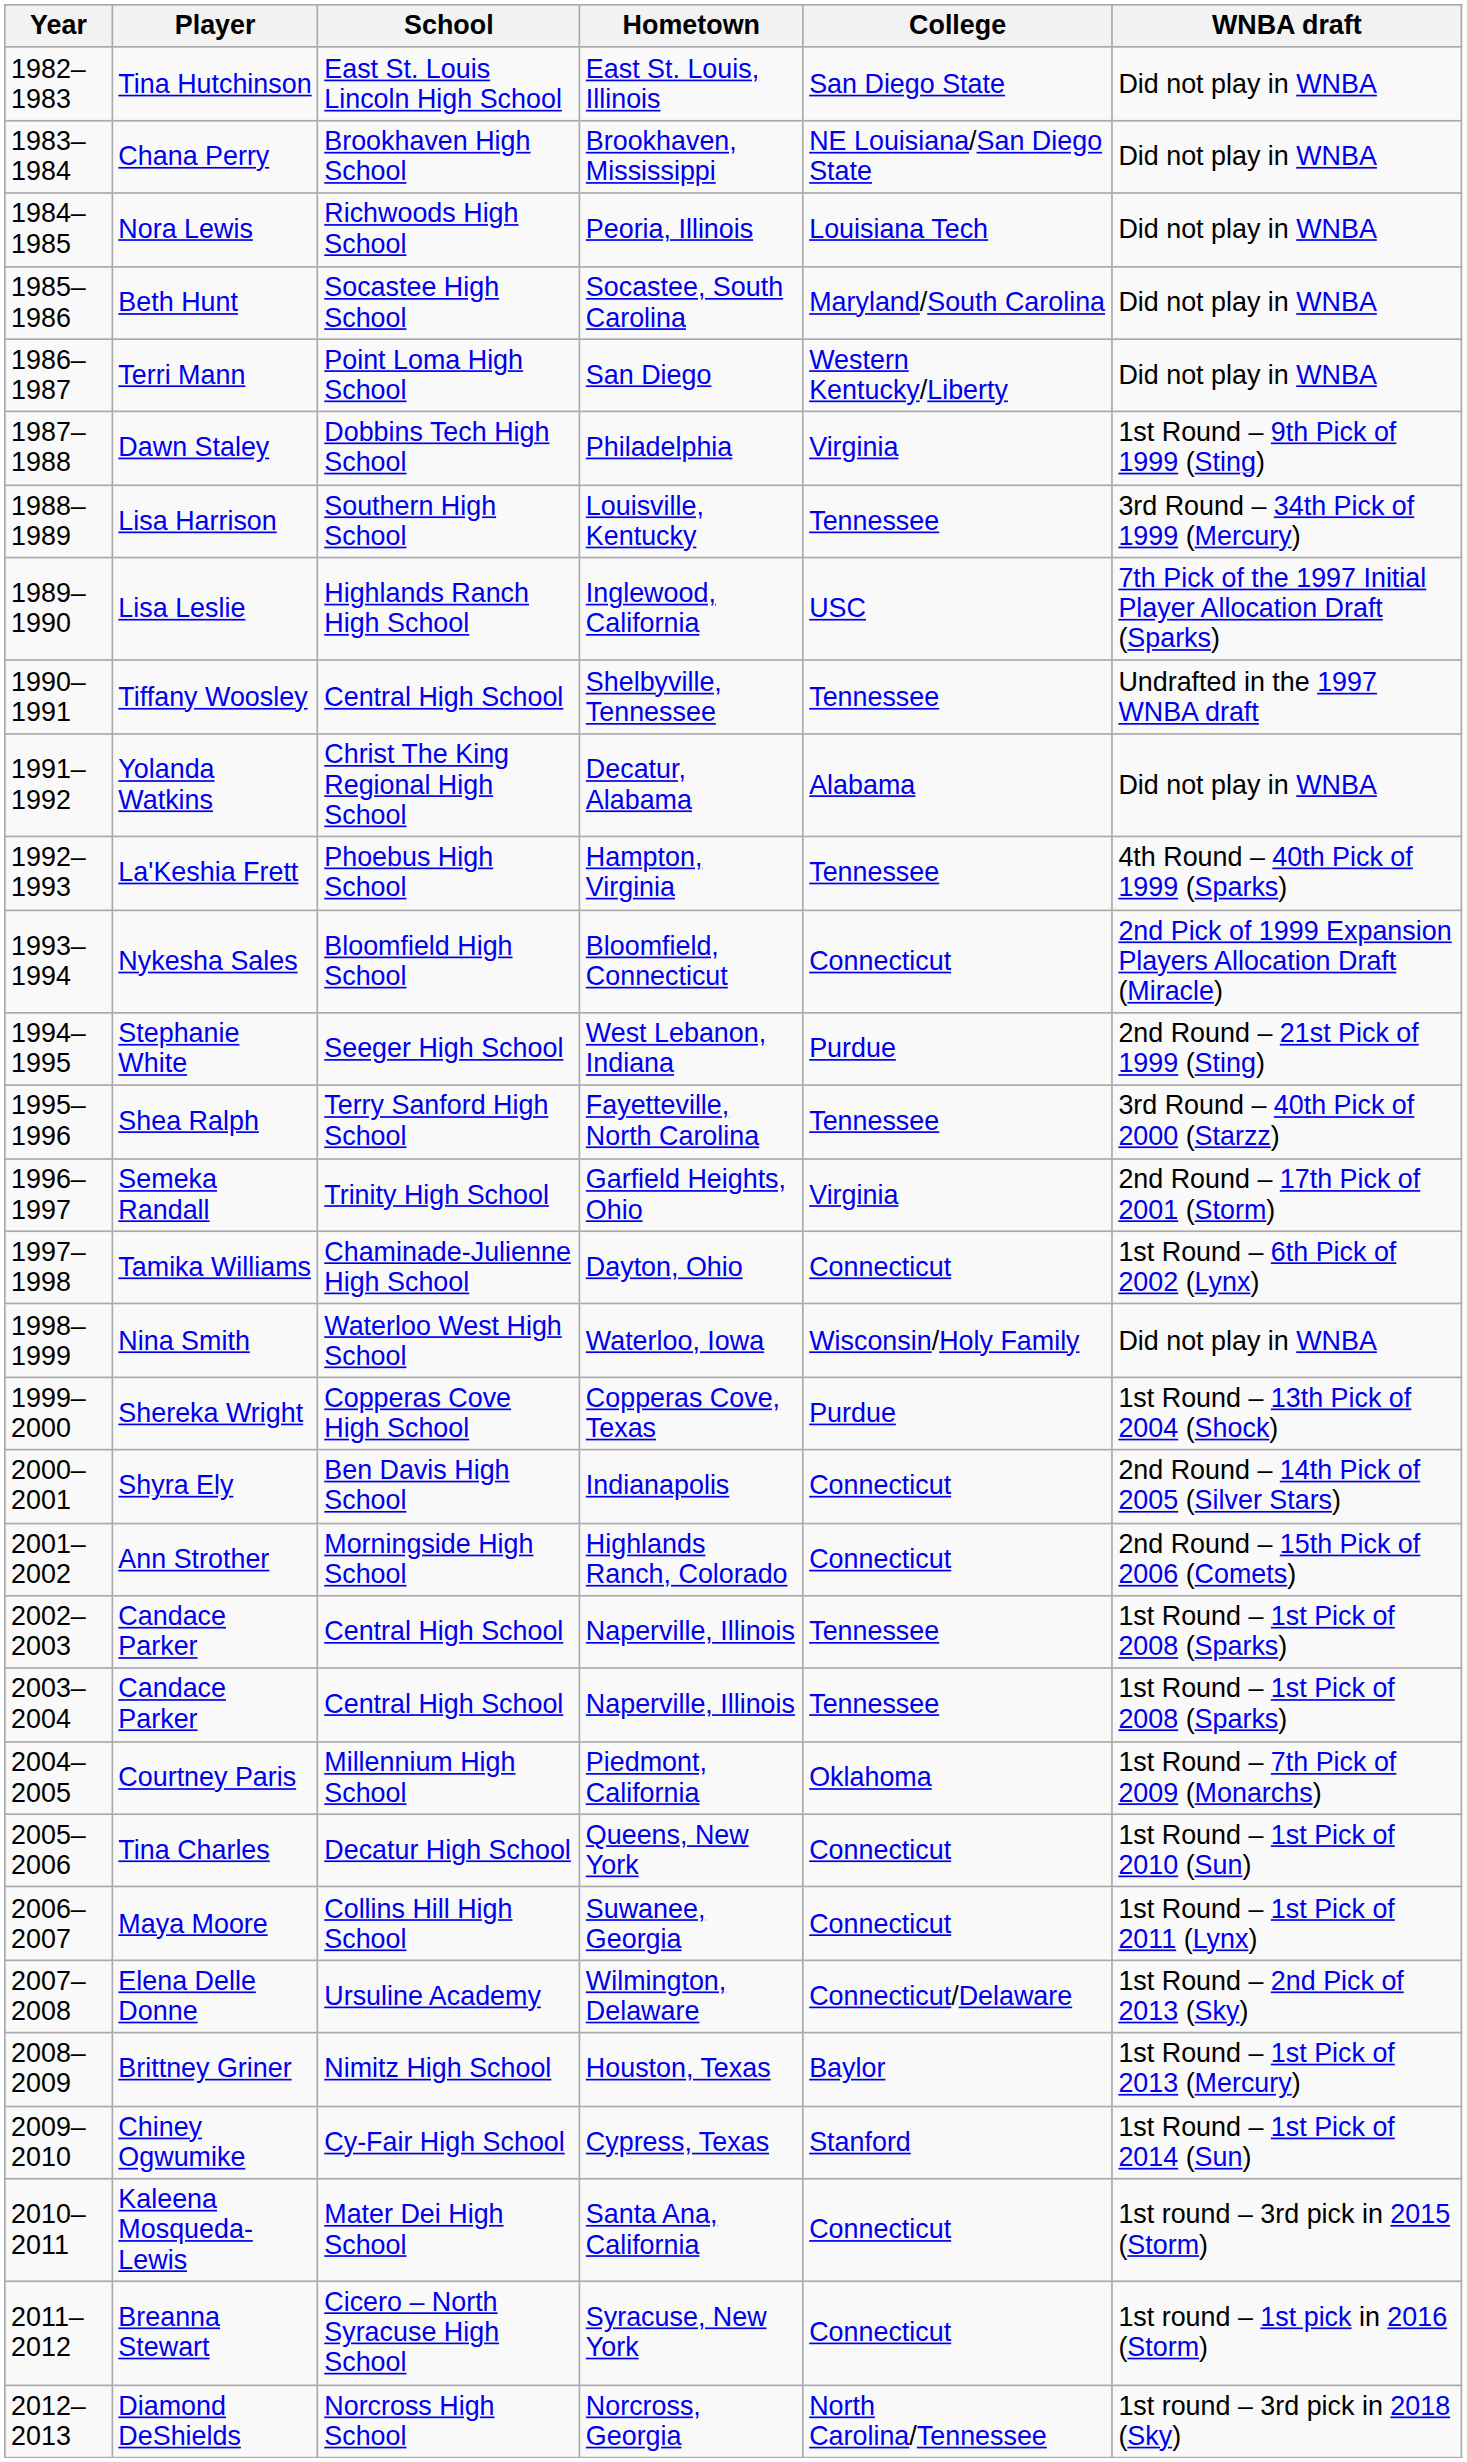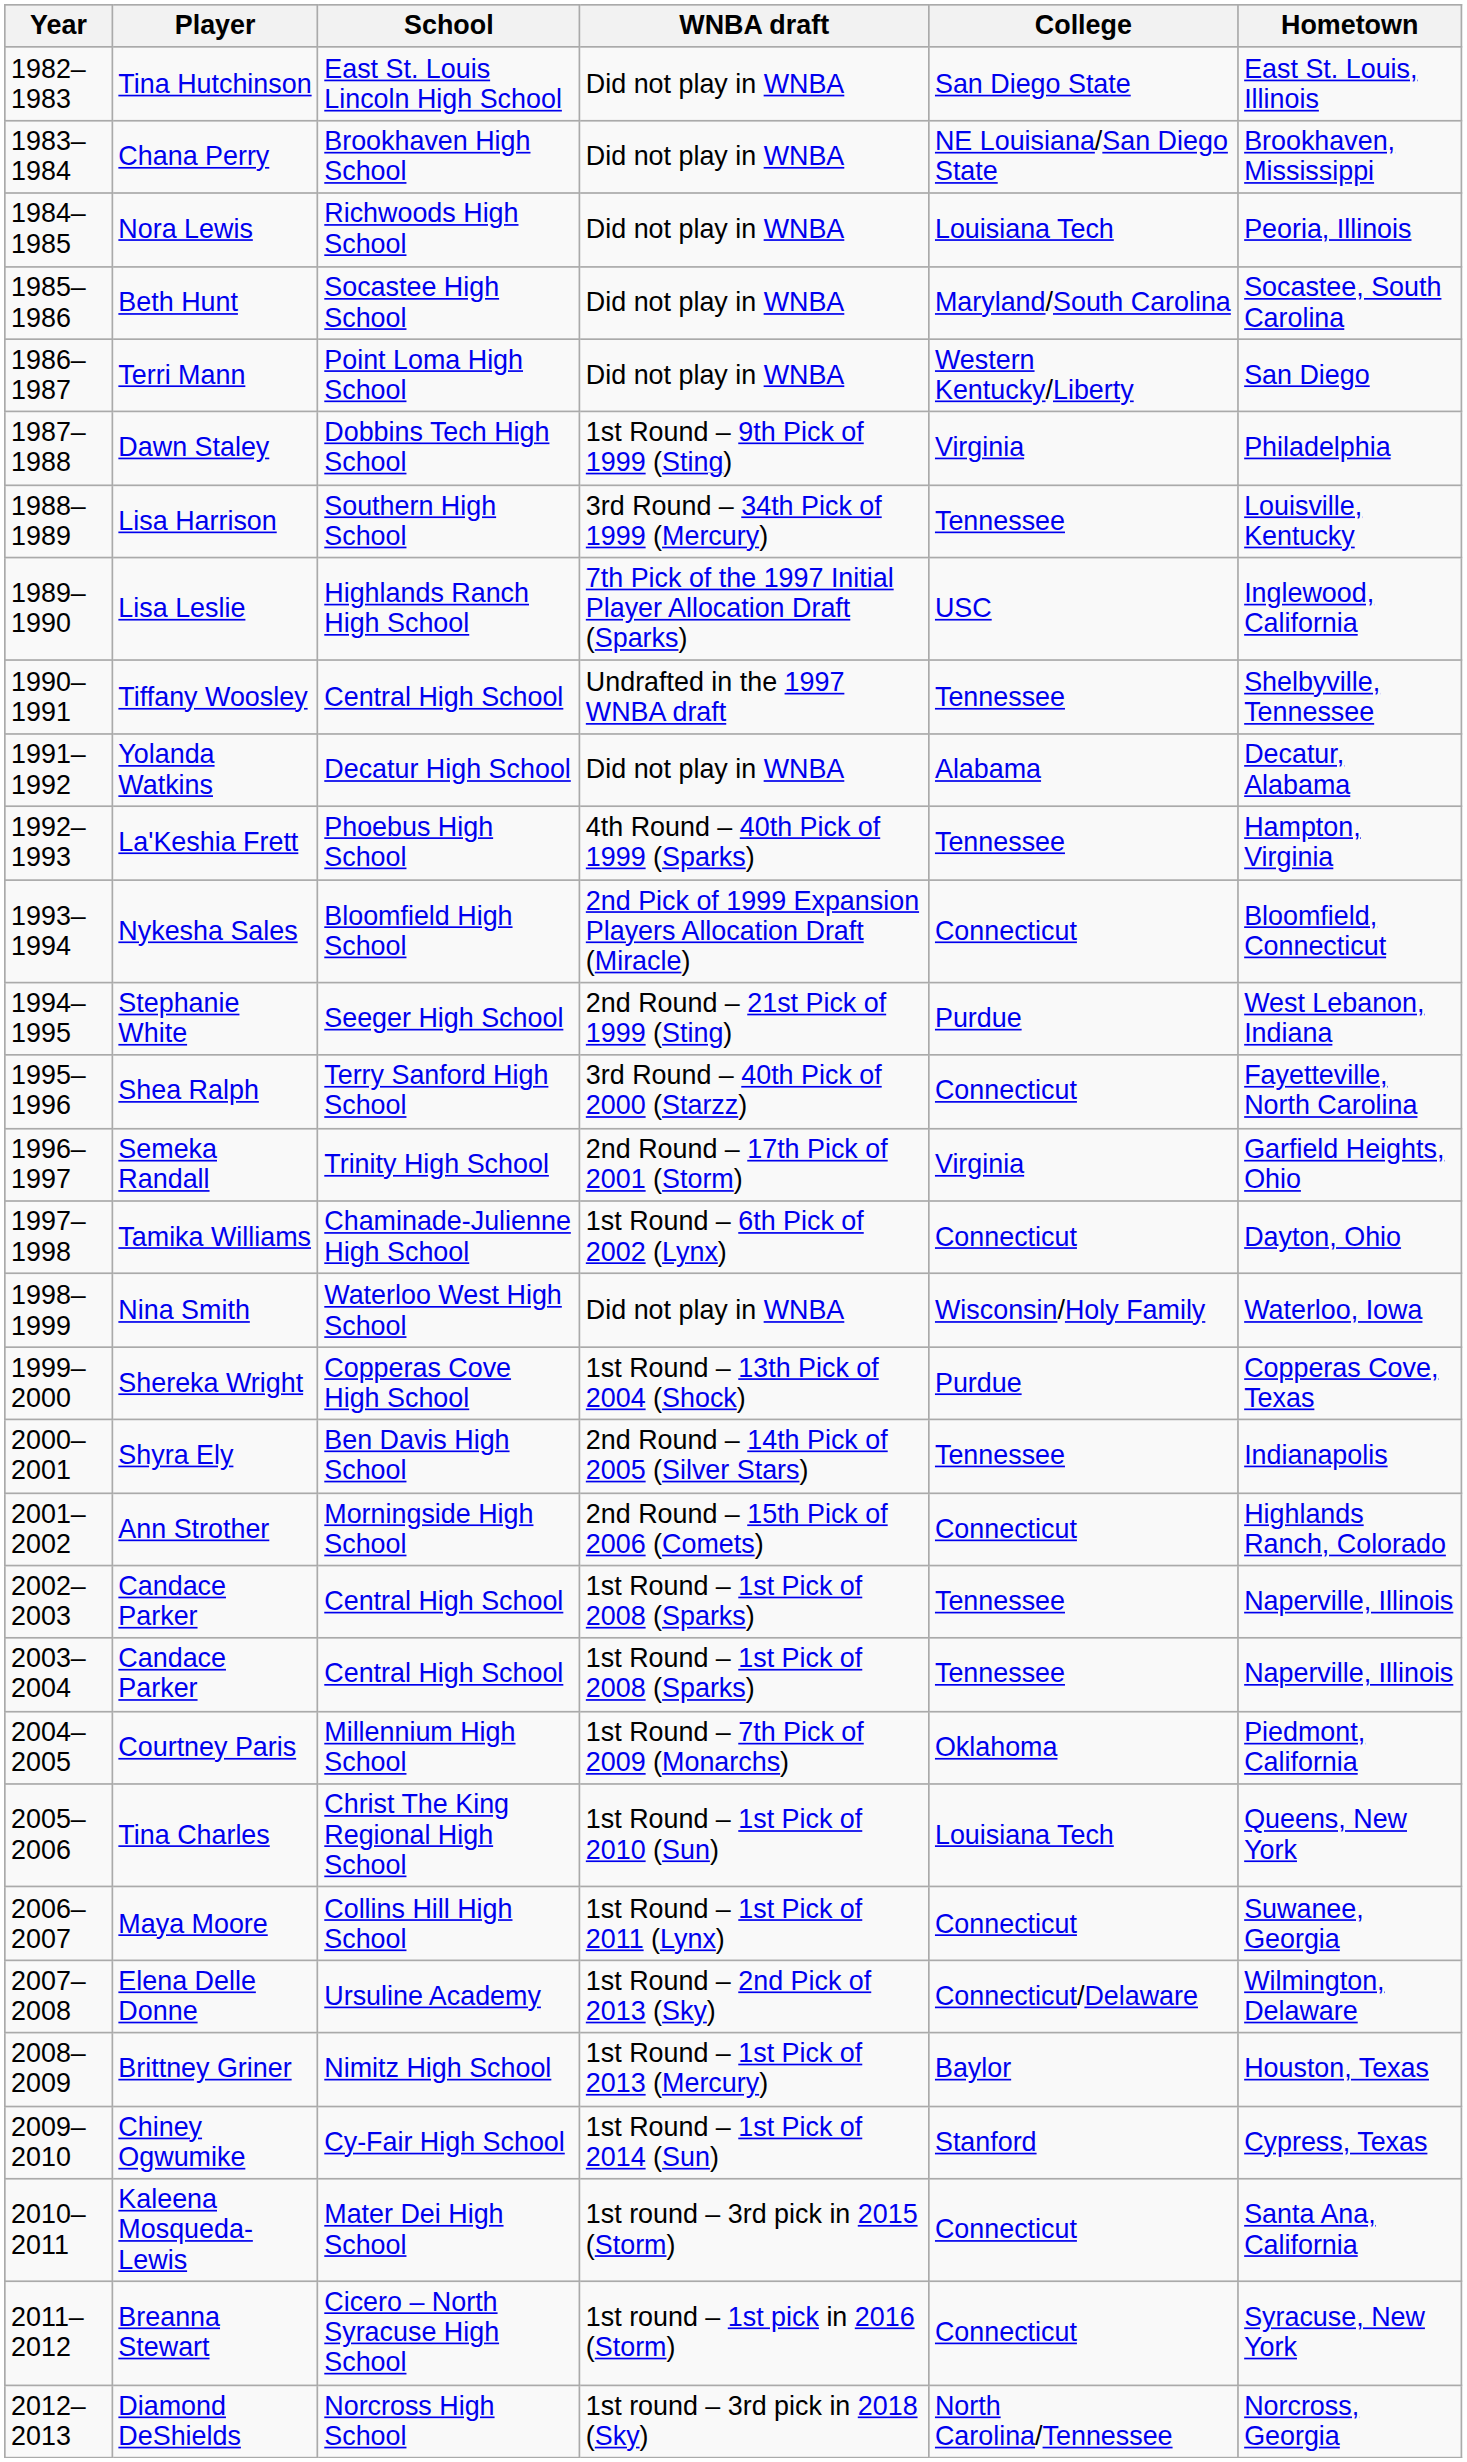columns swapped: (691, 25) <-> (1287, 25)
(417, 784) Christ The King Regional High School -> (448, 769) Decatur High School
(874, 1121) Tennessee -> (1006, 1091) Connecticut
(880, 1485) Connecticut -> (1000, 1455) Tennessee
(448, 1850) Decatur High School -> (417, 1835) Christ The King Regional High School
(880, 1850) Connecticut -> (1024, 1835) Louisiana Tech
